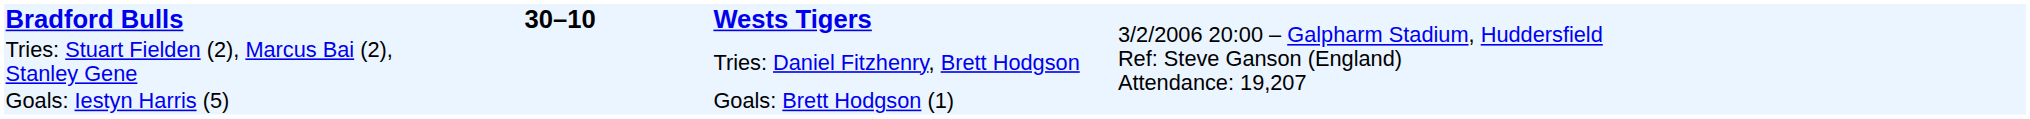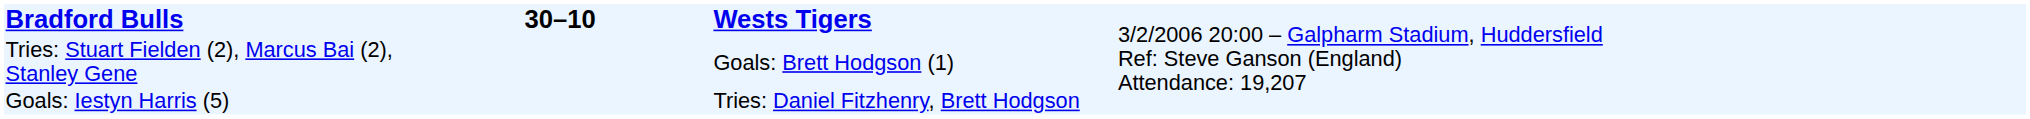(897, 62) Tries: Daniel Fitzhenry, Brett Hodgson -> (834, 62) Goals: Brett Hodgson (1)
(834, 101) Goals: Brett Hodgson (1) -> (897, 101) Tries: Daniel Fitzhenry, Brett Hodgson
